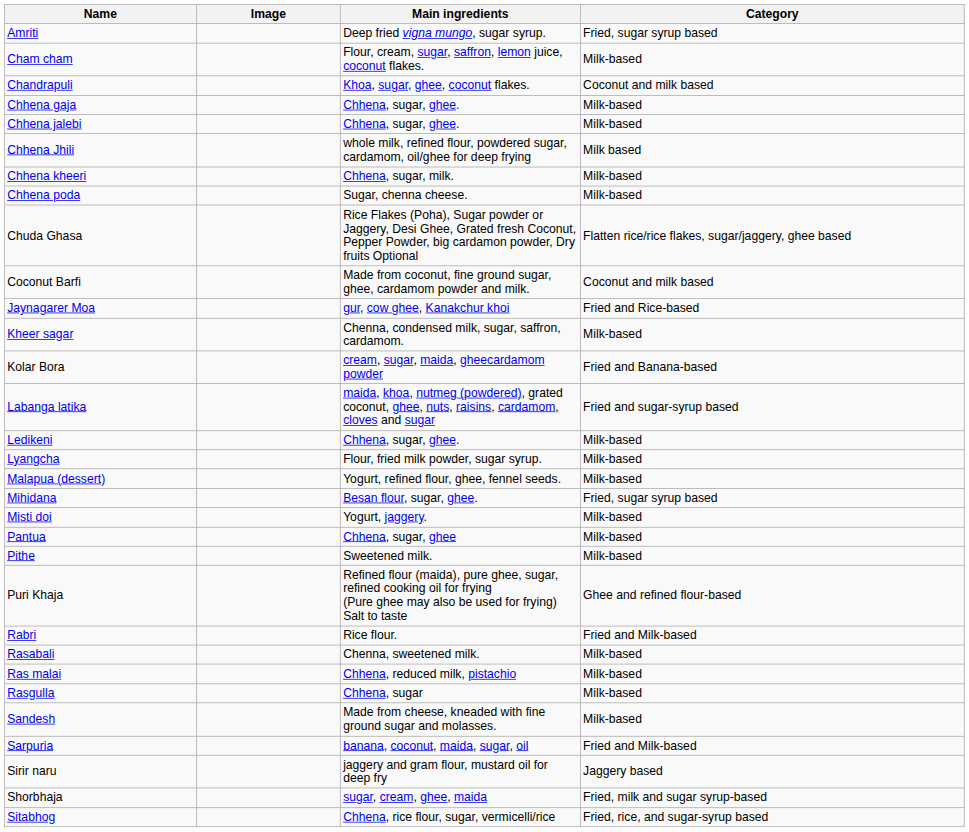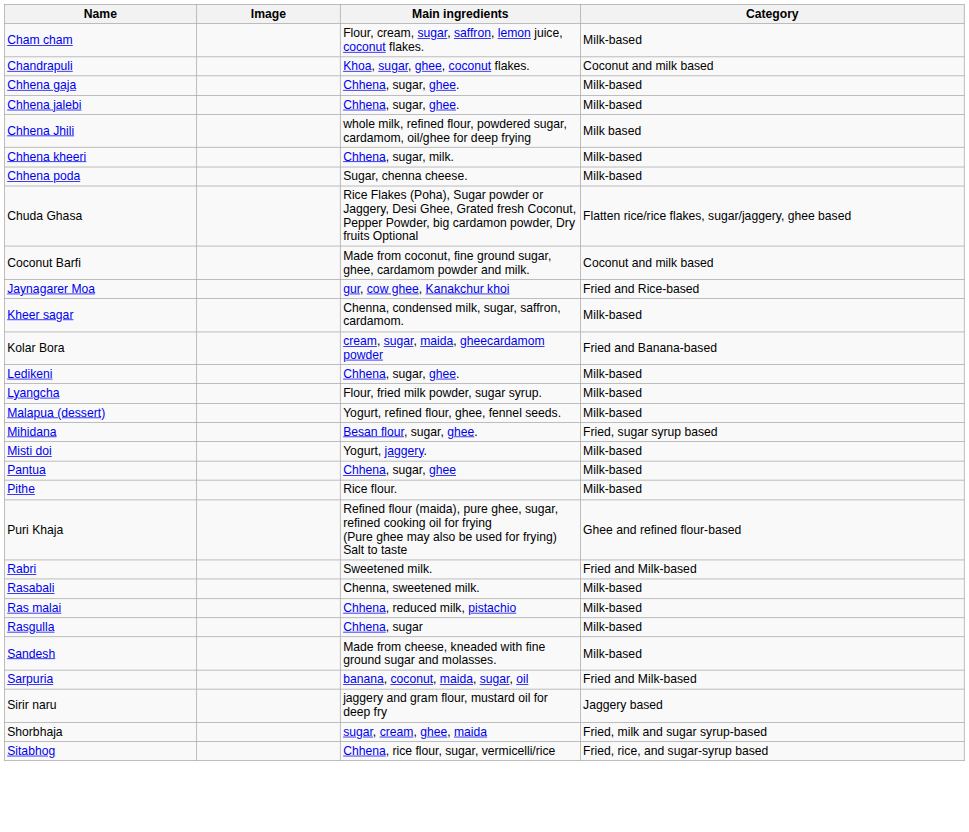- row: (23, 33)
- row: (47, 407)
(388, 555) Sweetened milk. -> (370, 489) Rice flour.
(370, 635) Rice flour. -> (388, 569) Sweetened milk.
